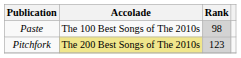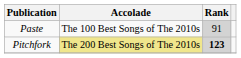(217, 28) 98 -> (217, 28) 91
(217, 45) normal -> (217, 45) bold
